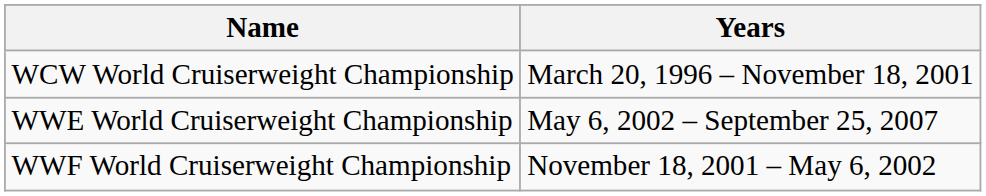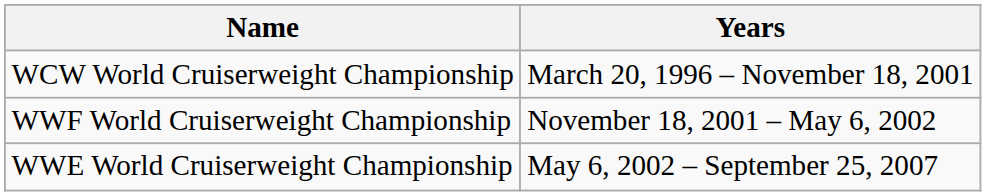rows swapped: (261, 166) <-> (262, 119)
